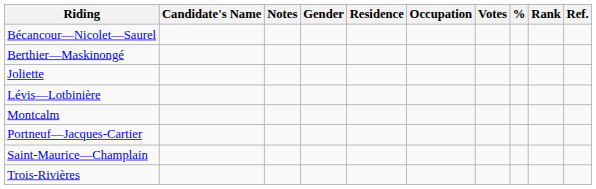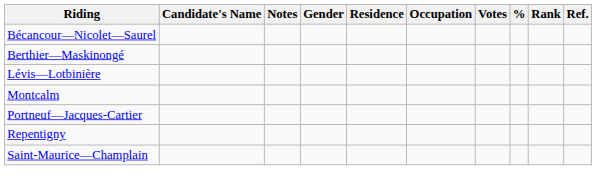- row: (26, 74)
+ row: (36, 134)
- row: (44, 174)
